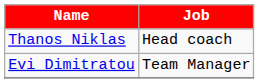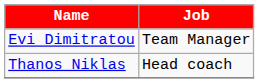rows swapped: (72, 66) <-> (67, 41)
